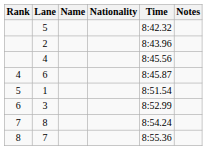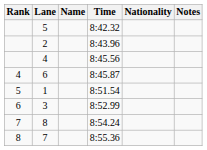columns swapped: (113, 12) <-> (157, 12)
